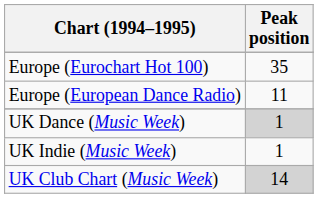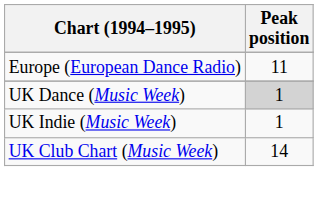- row: (109, 66)
(279, 179) lightgrey background -> (279, 151) no background
